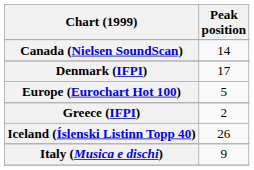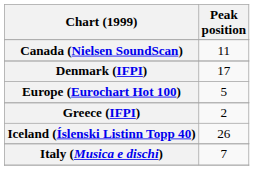(224, 50) 14 -> (224, 50) 11
(224, 154) 9 -> (224, 154) 7
